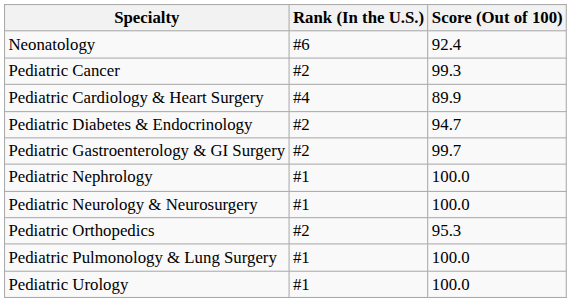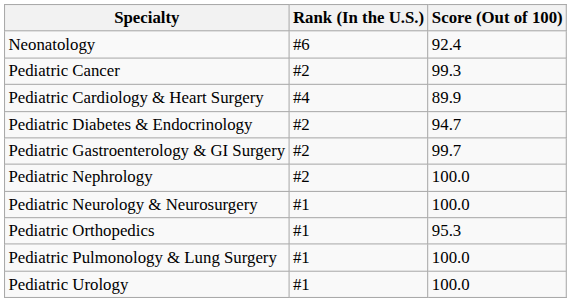(301, 177) #1 -> (301, 177) #2
(301, 230) #2 -> (301, 230) #1
